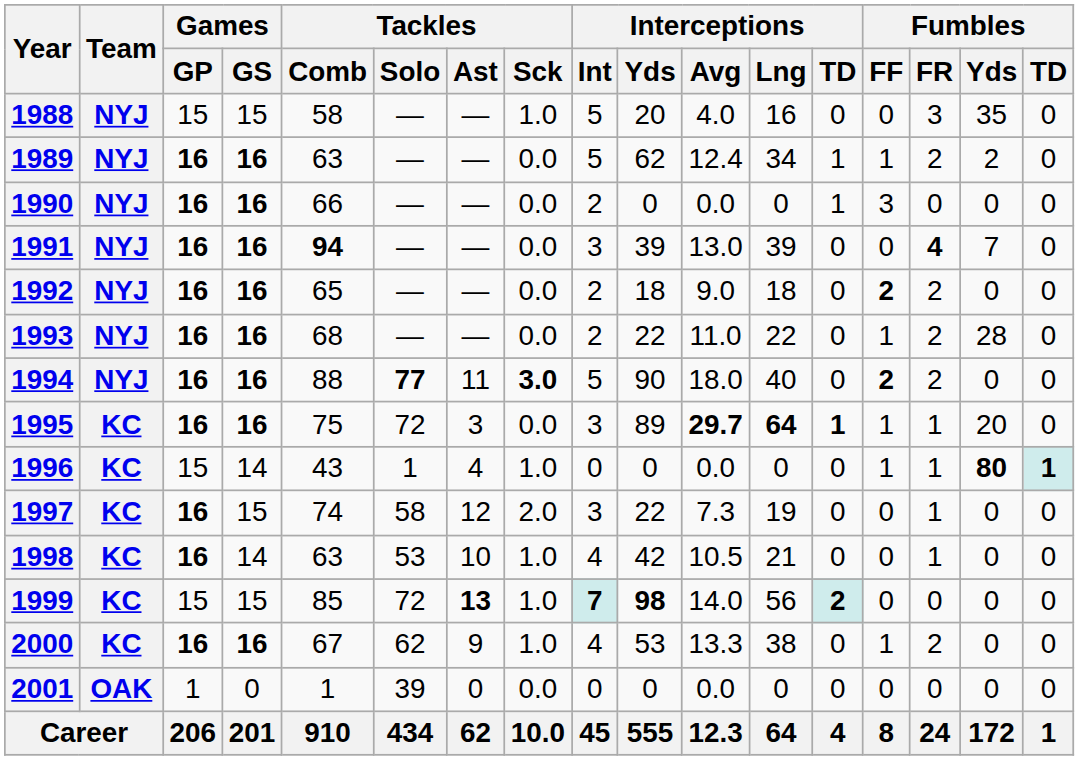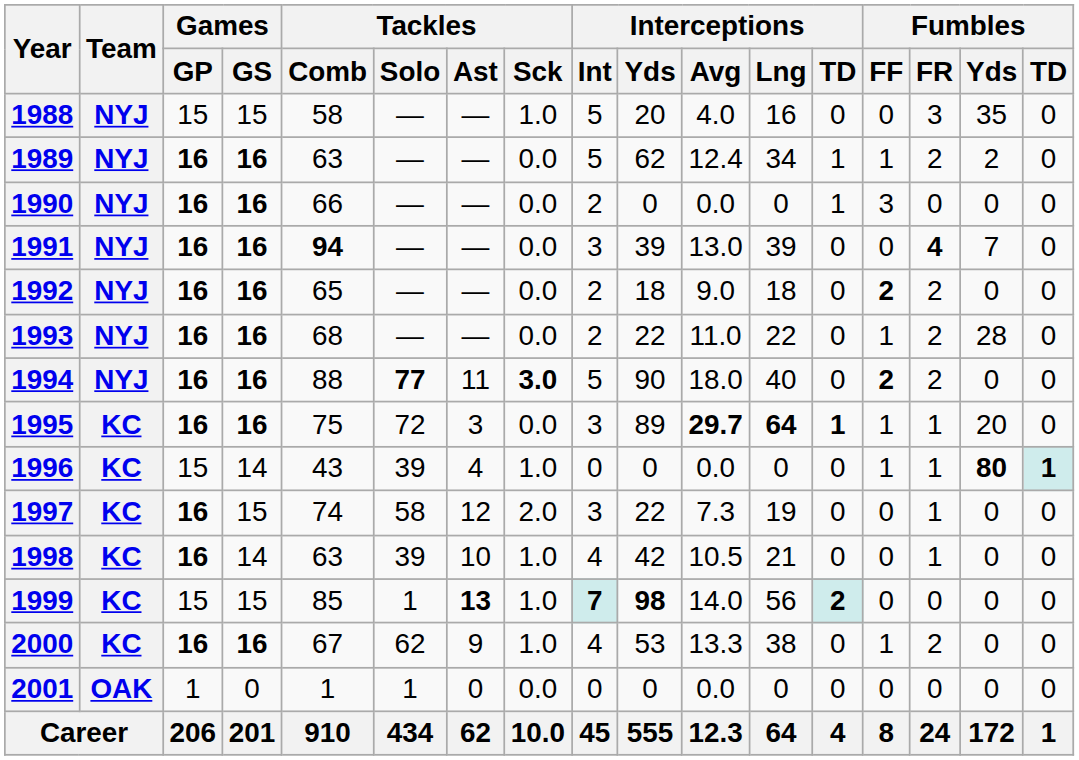(410, 468) 1 -> (410, 468) 39
(410, 556) 53 -> (410, 556) 39
(410, 600) 72 -> (410, 600) 1
(410, 688) 39 -> (410, 688) 1
